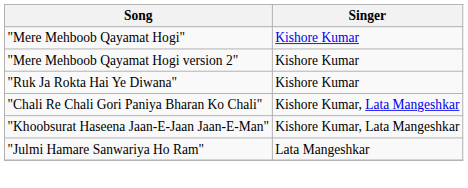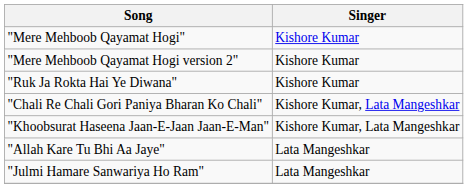+ row: (86, 149)
